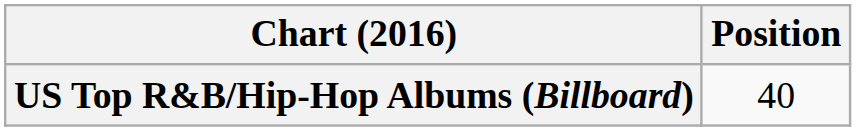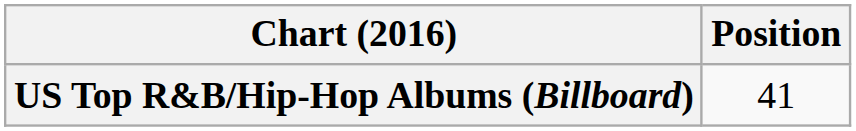(776, 94) 40 -> (776, 94) 41
